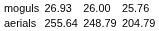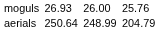(61, 23) 255.64 -> (61, 23) 250.64
(100, 23) 248.79 -> (100, 23) 248.99
